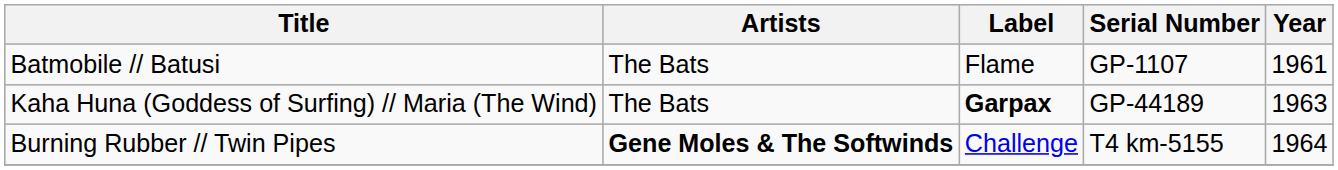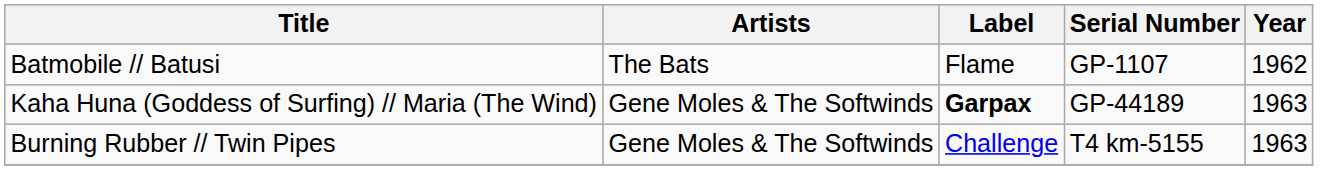(1299, 64) 1961 -> (1280, 64) 1962
(659, 104) The Bats -> (771, 104) Gene Moles & The Softwinds
(781, 143) bold -> (771, 143) normal
(1299, 143) 1964 -> (1280, 143) 1963
